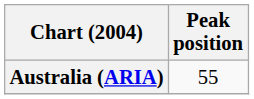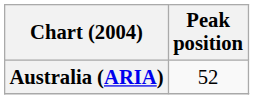(208, 76) 55 -> (208, 76) 52
